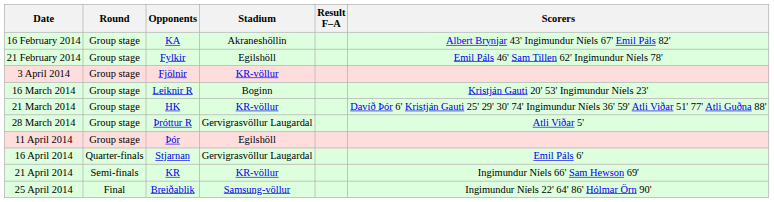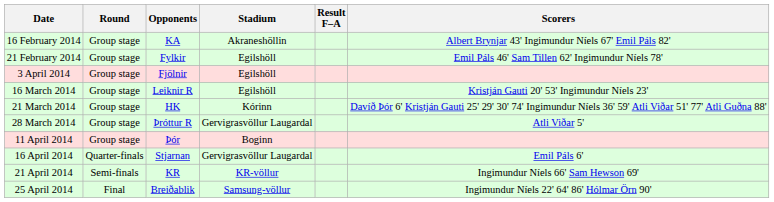(257, 73) KR-völlur -> (257, 73) Egilshöll
(257, 90) Boginn -> (257, 90) Egilshöll
(257, 106) KR-völlur -> (257, 106) Kórinn
(257, 139) Egilshöll -> (257, 139) Boginn
